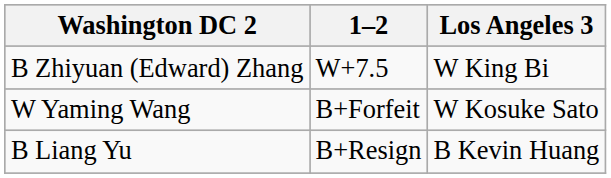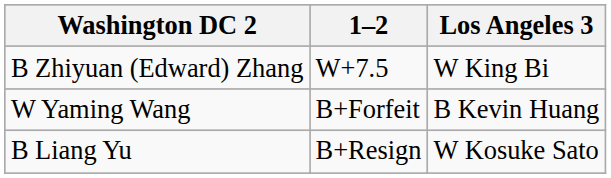(516, 109) W Kosuke Sato -> (516, 109) B Kevin Huang
(516, 151) B Kevin Huang -> (516, 151) W Kosuke Sato
